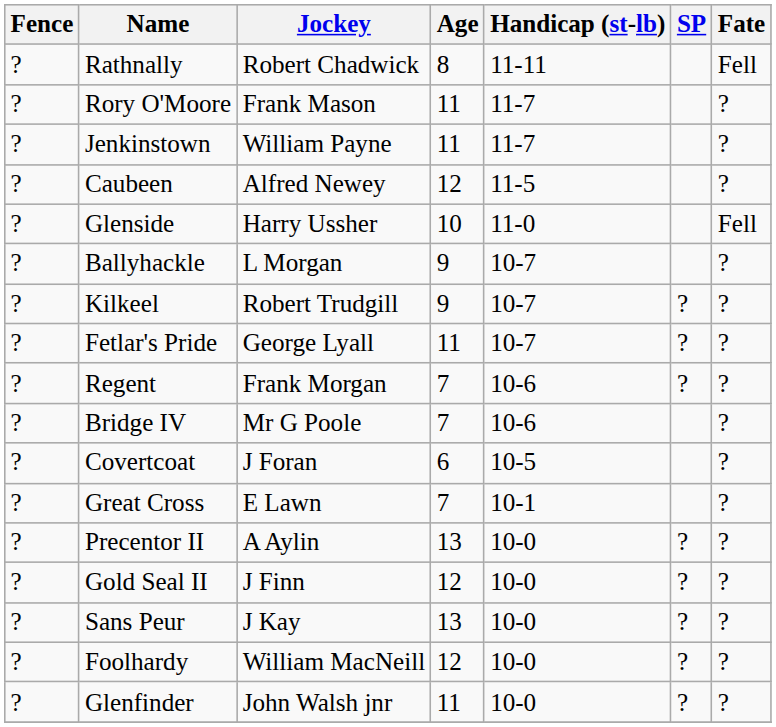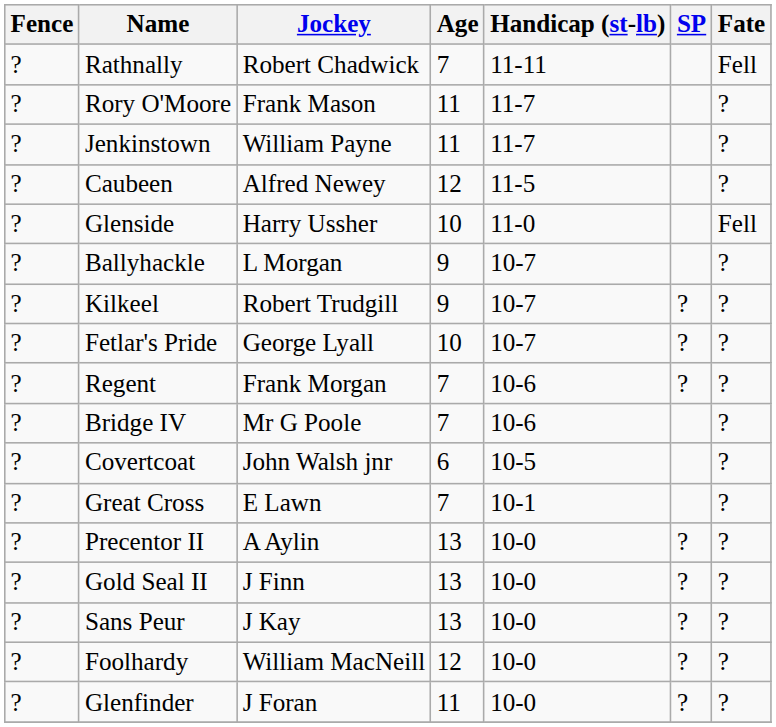(443, 64) 8 -> (443, 64) 7
(449, 343) 11 -> (449, 343) 10
(280, 462) J Foran -> (317, 462) John Walsh jnr
(449, 582) 12 -> (449, 582) 13
(317, 701) John Walsh jnr -> (280, 701) J Foran
